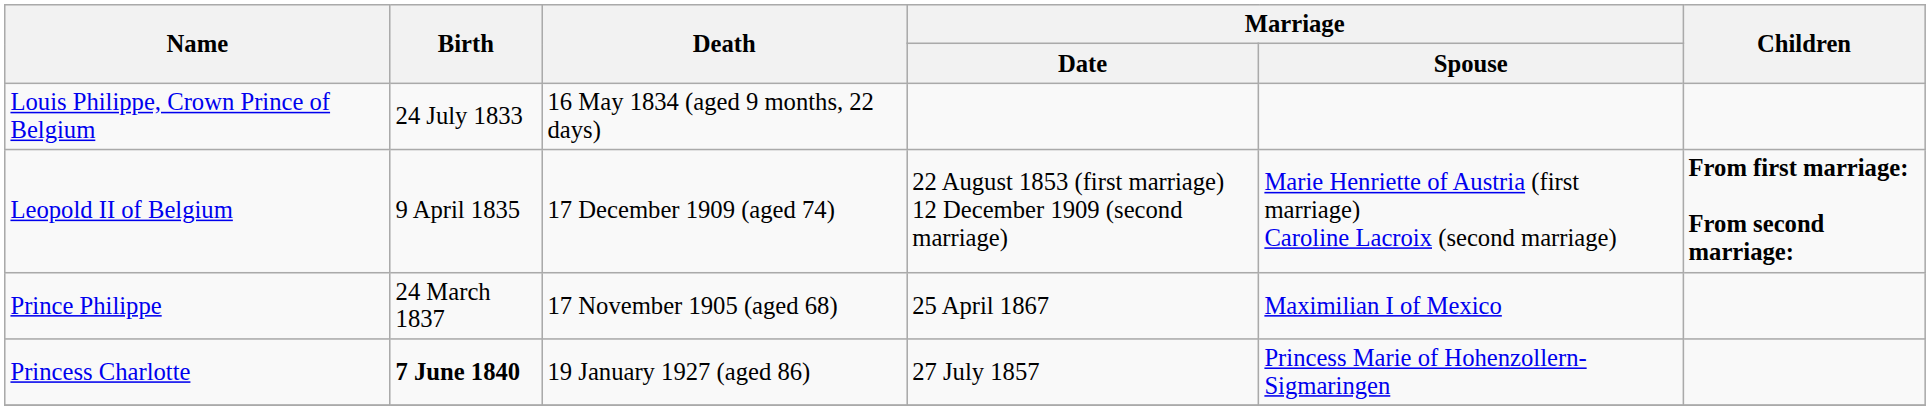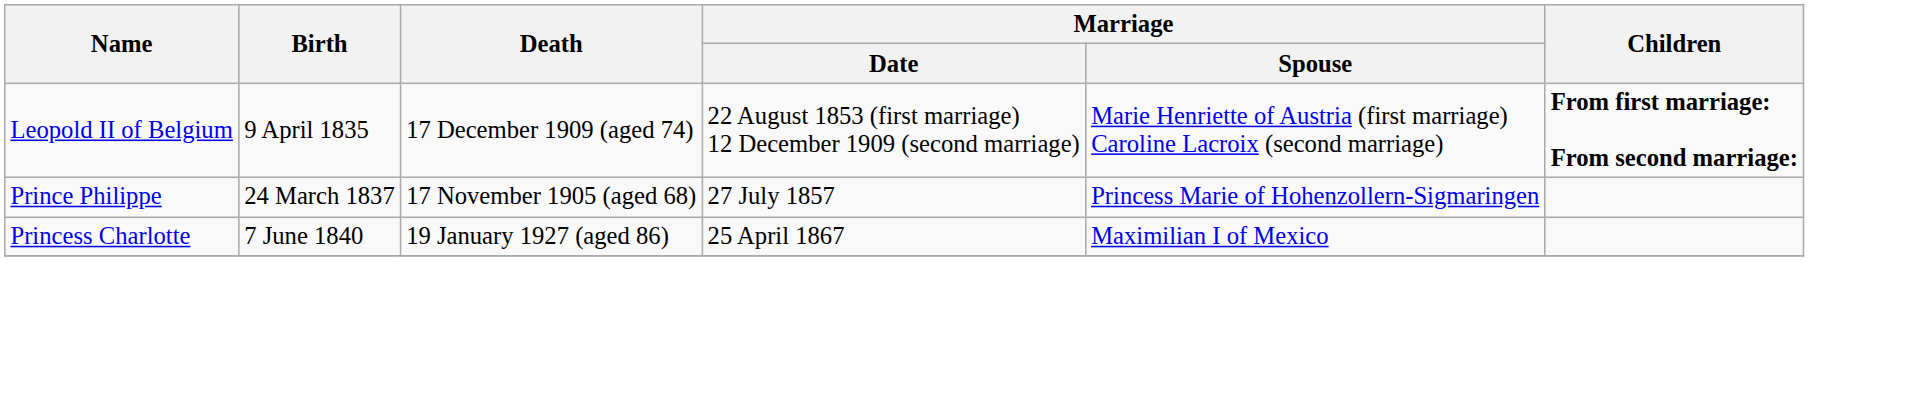- row: (170, 116)
(981, 305) 25 April 1867 -> (771, 196) 27 July 1857
(1383, 305) Maximilian I of Mexico -> (1315, 196) Princess Marie of Hohenzollern-Sigmaringen
(458, 371) bold -> (304, 235) normal
(976, 371) 27 July 1857 -> (776, 235) 25 April 1867
(1426, 371) Princess Marie of Hohenzollern-Sigmaringen -> (1210, 235) Maximilian I of Mexico
